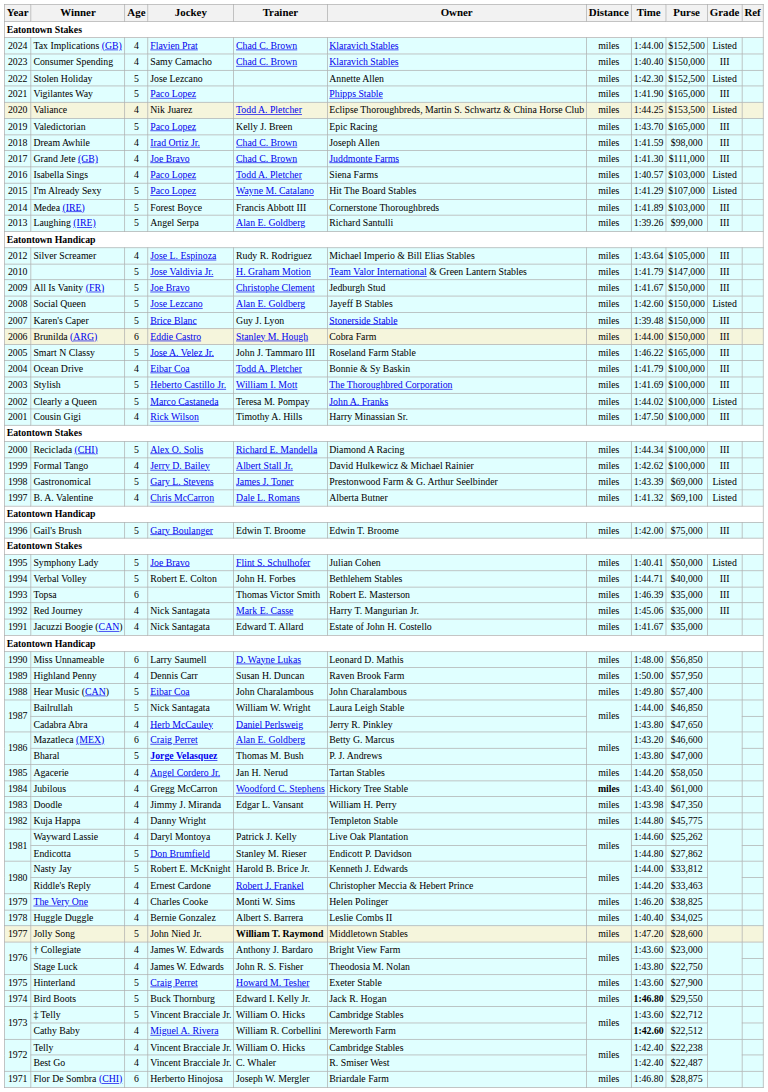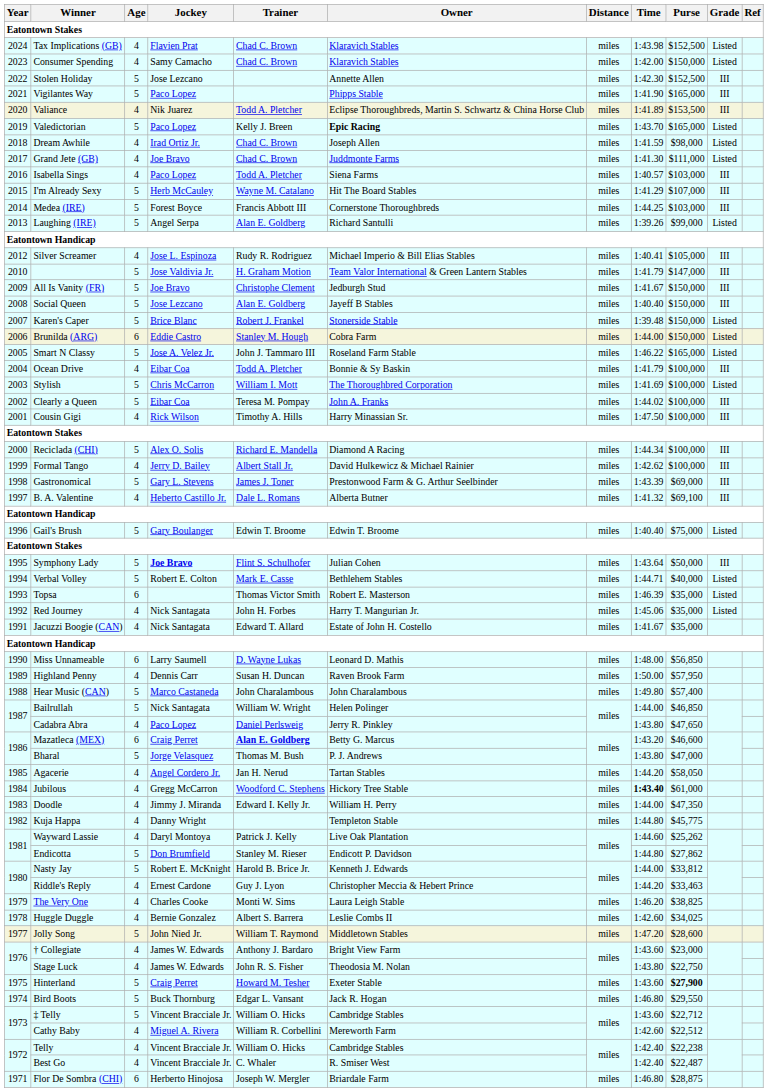(649, 45) 1:44.00 -> (649, 45) 1:43.98
(649, 62) 1:40.40 -> (649, 62) 1:42.00
(725, 62) III -> (725, 62) Listed
(725, 78) Listed -> (725, 78) III
(649, 110) 1:44.25 -> (649, 110) 1:41.89
(725, 110) Listed -> (725, 110) III
(353, 126) normal -> (355, 126) bold
(725, 126) III -> (725, 126) Listed
(725, 142) III -> (725, 142) Listed
(725, 159) III -> (725, 159) Listed
(725, 175) Listed -> (725, 175) III
(173, 191) Paco Lopez -> (182, 191) Herb McCauley
(725, 191) Listed -> (725, 191) III
(649, 207) 1:41.89 -> (649, 207) 1:44.25
(725, 223) III -> (725, 223) Listed
(649, 255) 1:43.64 -> (649, 255) 1:40.41
(649, 304) 1:42.60 -> (649, 304) 1:40.40
(725, 304) Listed -> (725, 304) III
(260, 320) Guy J. Lyon -> (270, 320) Robert J. Frankel
(725, 320) III -> (725, 320) Listed
(725, 336) III -> (725, 336) Listed
(725, 352) III -> (725, 352) Listed
(188, 385) Heberto Castillo Jr. -> (182, 385) Chris McCarron
(725, 385) III -> (725, 385) Listed
(184, 401) Marco Castaneda -> (170, 401) Eibar Coa
(725, 401) Listed -> (725, 401) III
(725, 482) Listed -> (725, 482) III
(182, 498) Chris McCarron -> (188, 498) Heberto Castillo Jr.
(725, 498) Listed -> (725, 498) III
(649, 530) 1:42.00 -> (649, 530) 1:40.40
(725, 530) III -> (725, 530) Listed
(170, 562) normal -> (171, 562) bold
(649, 562) 1:40.41 -> (649, 562) 1:43.64
(725, 562) Listed -> (725, 562) III
(266, 578) John H. Forbes -> (265, 578) Mark E. Casse
(725, 578) III -> (725, 578) Listed
(725, 595) III -> (725, 595) Listed
(265, 611) Mark E. Casse -> (266, 611) John H. Forbes
(725, 611) III -> (725, 611) Listed
(170, 691) Eibar Coa -> (184, 691) Marco Castaneda
(367, 708) Laura Leigh Stable -> (359, 708) Helen Polinger
(182, 724) Herb McCauley -> (173, 724) Paco Lopez
(271, 740) normal -> (273, 740) bold
(184, 756) bold -> (182, 756) normal
(609, 788) bold -> (609, 788) normal
(649, 788) normal -> (649, 788) bold
(270, 805) Edgar L. Vansant -> (273, 805) Edward I. Kelly Jr.
(649, 805) 1:43.98 -> (649, 805) 1:44.00
(270, 885) Robert J. Frankel -> (260, 885) Guy J. Lyon
(359, 901) Helen Polinger -> (367, 901) Laura Leigh Stable
(649, 918) 1:40.40 -> (649, 918) 1:42.60
(280, 934) bold -> (277, 934) normal
(687, 982) normal -> (687, 982) bold
(273, 998) Edward I. Kelly Jr. -> (270, 998) Edgar L. Vansant
(649, 998) bold -> (649, 998) normal
(649, 1031) bold -> (649, 1031) normal
